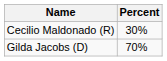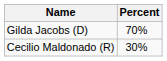rows swapped: (47, 47) <-> (61, 30)
